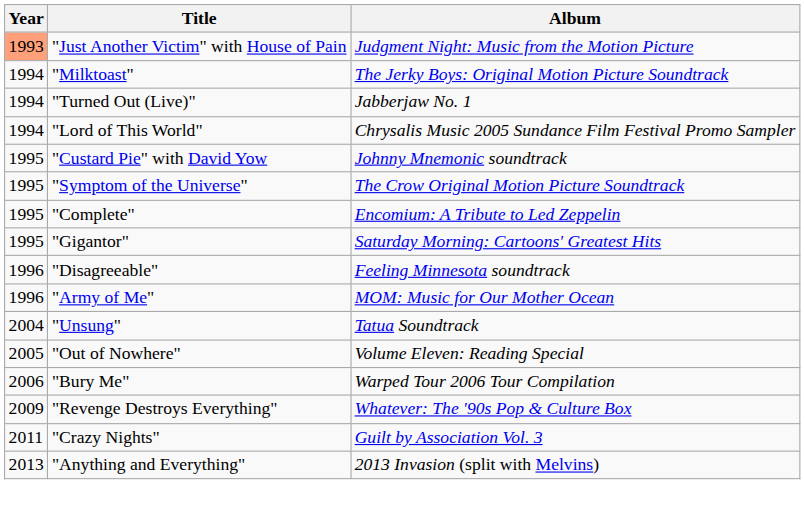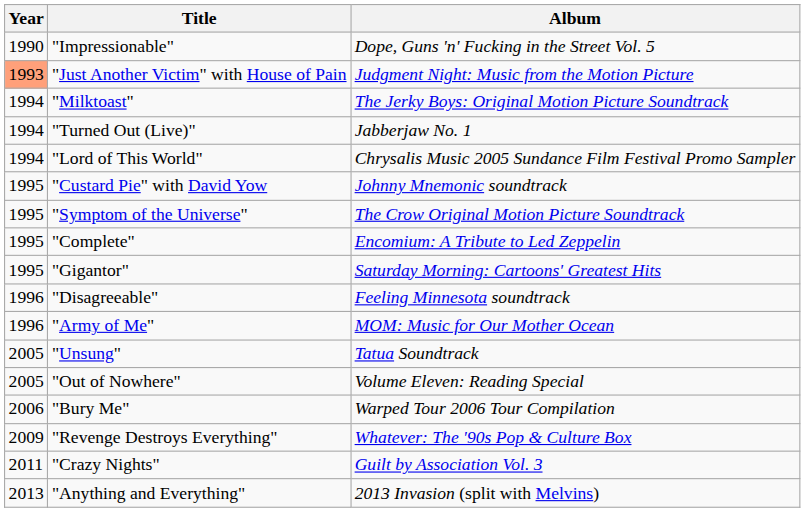+ row: (113, 46)
(26, 325) 2004 -> (26, 353) 2005
